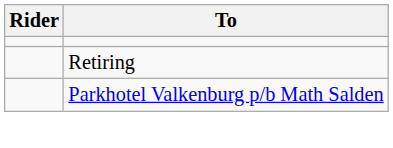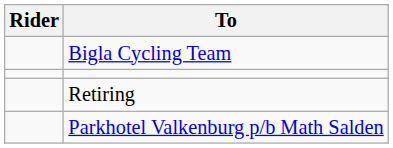+ row: (150, 52)
